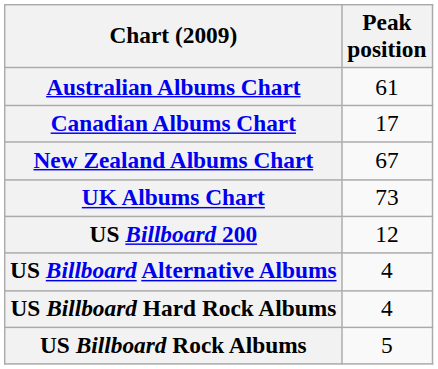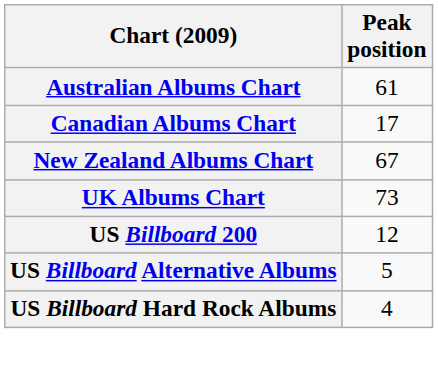(387, 271) 4 -> (387, 271) 5
- row: (173, 345)
